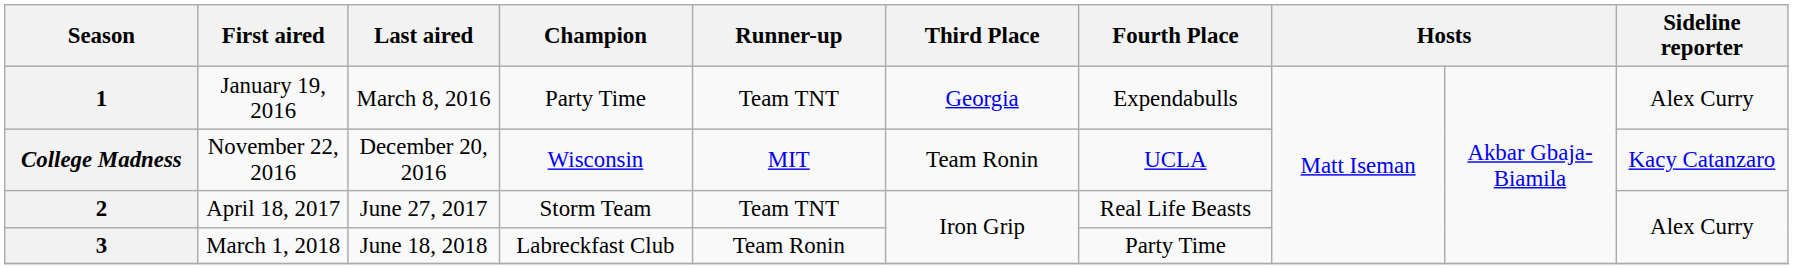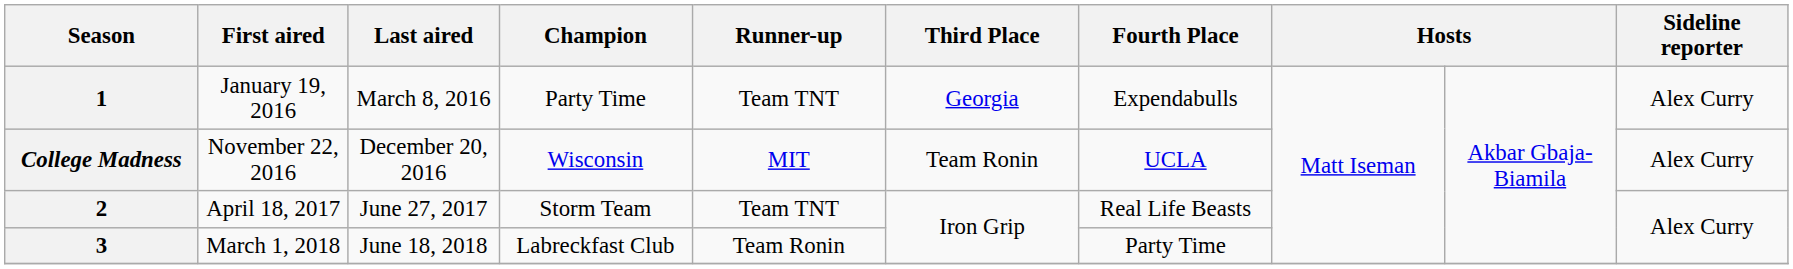(1702, 159) Kacy Catanzaro -> (1702, 159) Alex Curry
